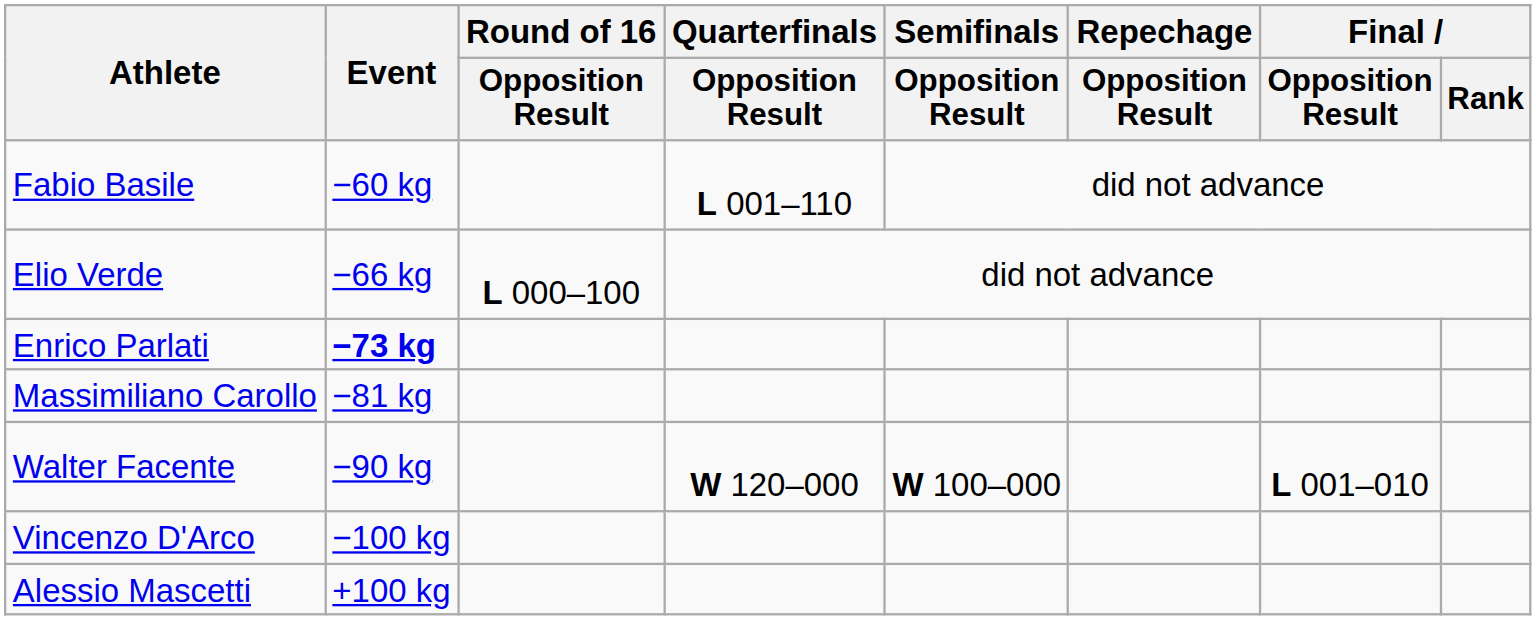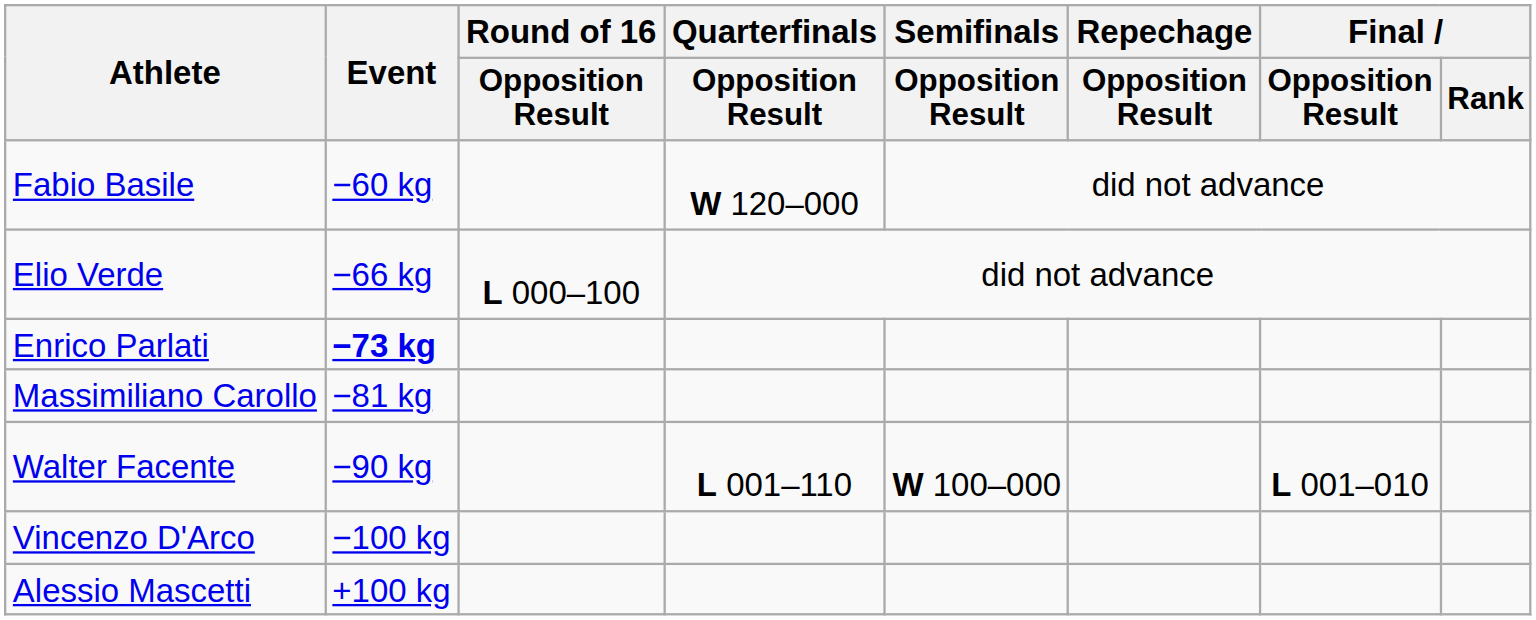(774, 204) L 001–110 -> (774, 204) W 120–000
(774, 486) W 120–000 -> (774, 486) L 001–110
